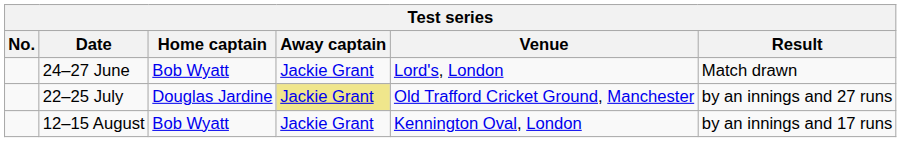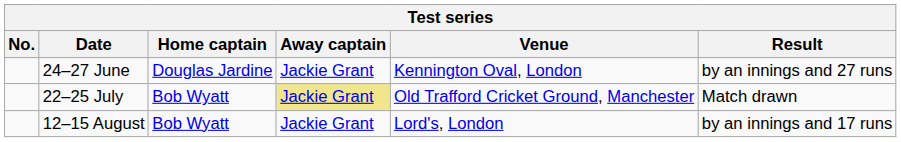(191, 70) Bob Wyatt -> (212, 70) Douglas Jardine
(449, 70) Lord's, London -> (488, 70) Kennington Oval, London
(750, 70) Match drawn -> (797, 70) by an innings and 27 runs
(212, 96) Douglas Jardine -> (191, 96) Bob Wyatt
(797, 96) by an innings and 27 runs -> (750, 96) Match drawn
(488, 123) Kennington Oval, London -> (449, 123) Lord's, London
